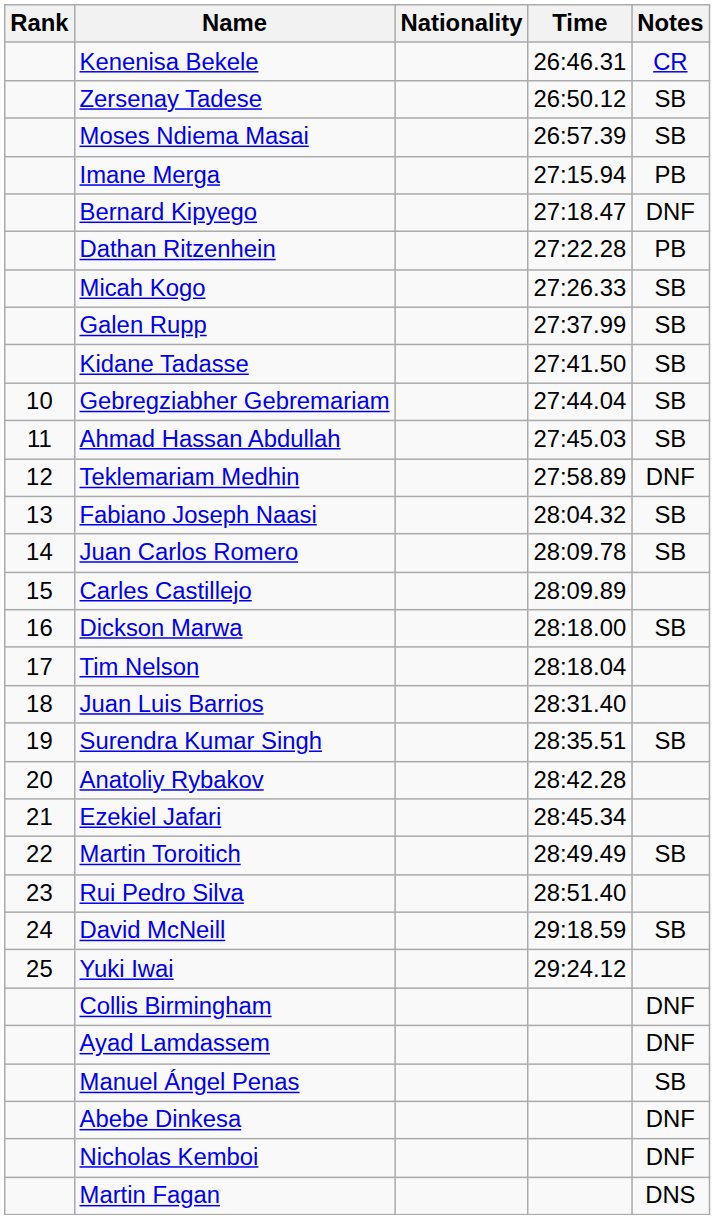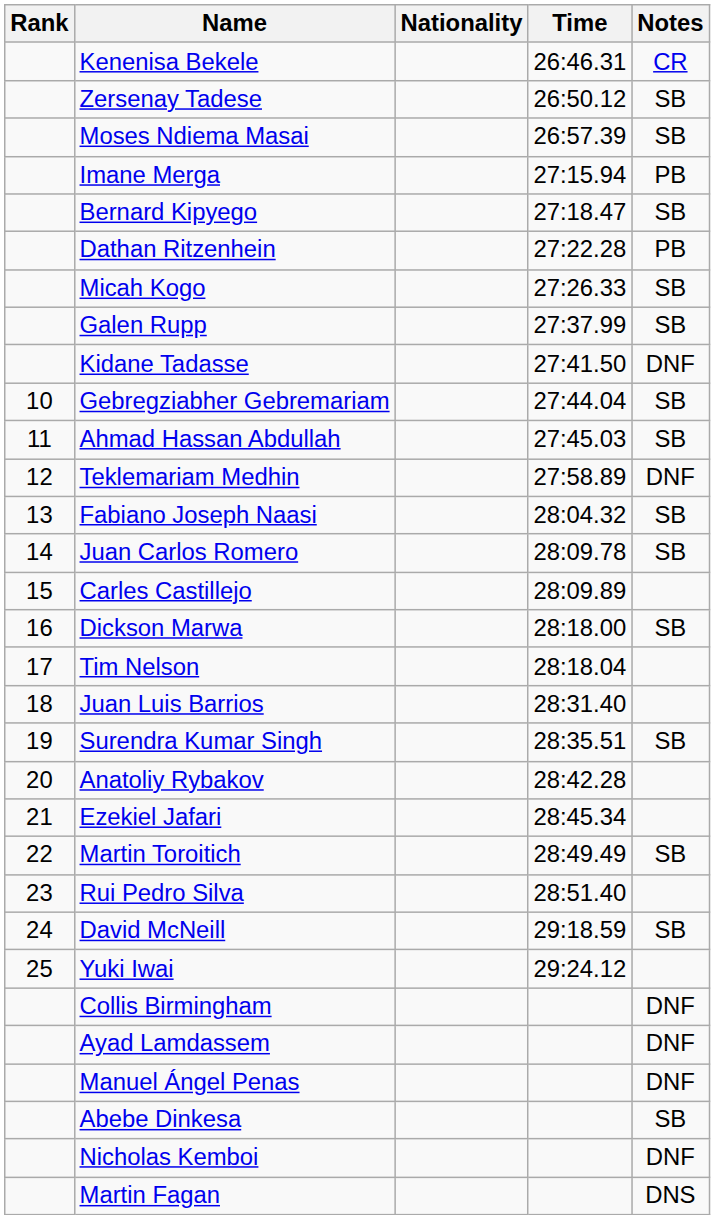(670, 212) DNF -> (670, 212) SB
(670, 363) SB -> (670, 363) DNF
(670, 1082) SB -> (670, 1082) DNF
(670, 1119) DNF -> (670, 1119) SB
